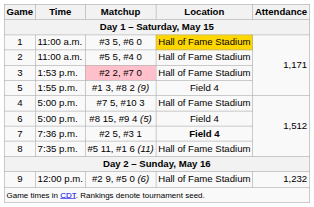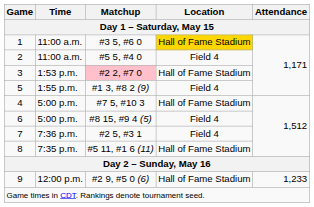(204, 57) Hall of Fame Stadium -> (204, 57) Field 4
(204, 133) bold -> (204, 133) normal
(295, 179) 1,232 -> (295, 179) 1,233
